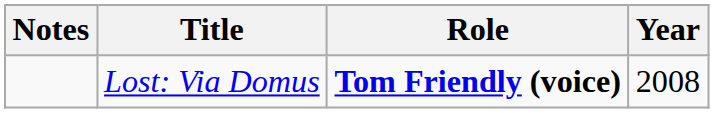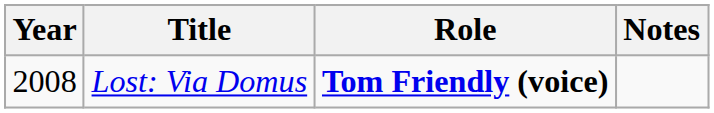columns swapped: (668, 30) <-> (51, 30)
